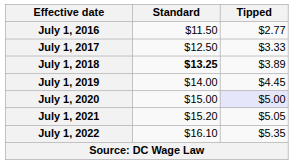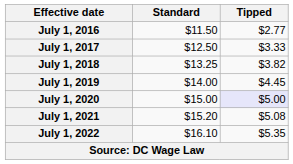(201, 64) bold -> (201, 64) normal
(272, 64) $3.89 -> (272, 64) $3.82
(272, 116) $5.05 -> (272, 116) $5.08
